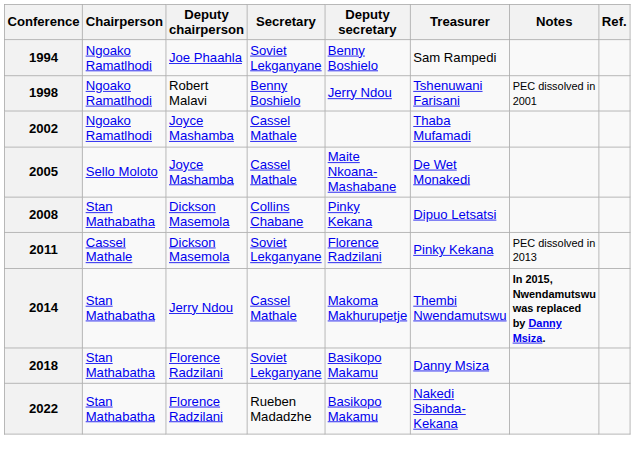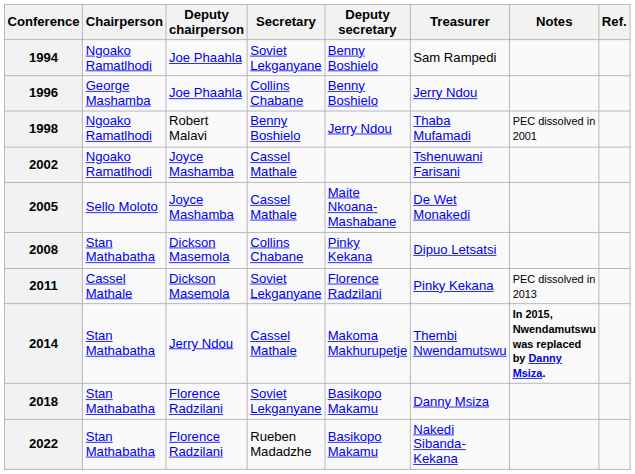+ row: (44, 93)
(448, 93) Tshenuwani Farisani -> (442, 128) Thaba Mufamadi
(442, 128) Thaba Mufamadi -> (448, 164) Tshenuwani Farisani
